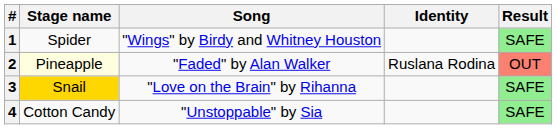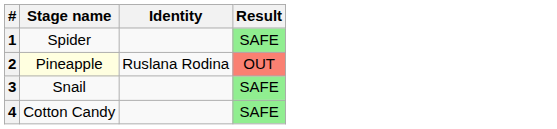- column: (252, 16)
(69, 87) gold background -> (69, 87) no background
